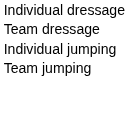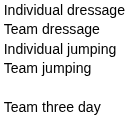+ row: (52, 107)
